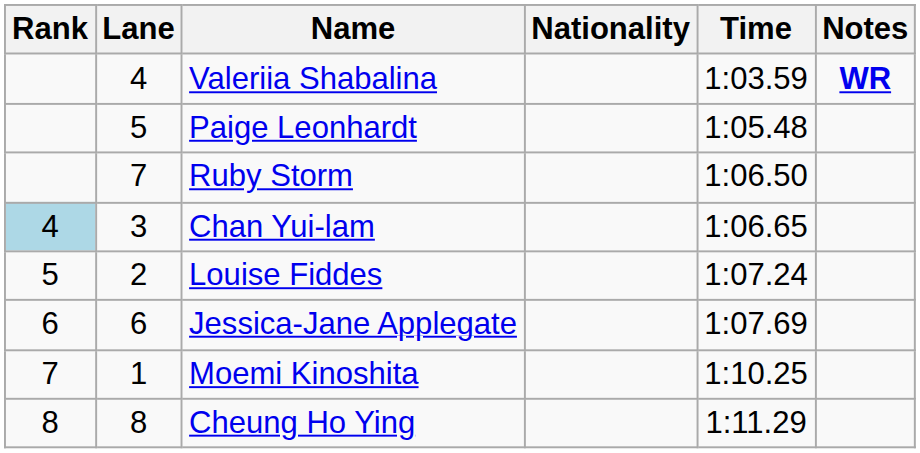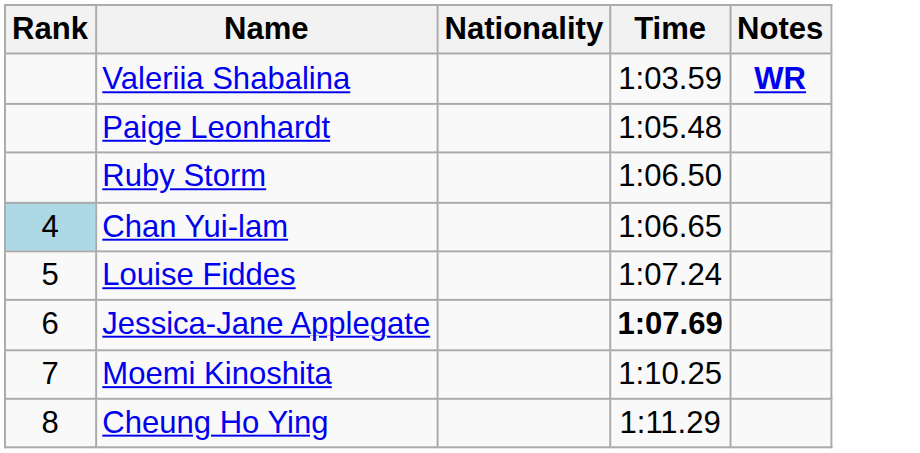- column: (139, 29)
(756, 324) normal -> (670, 324) bold
